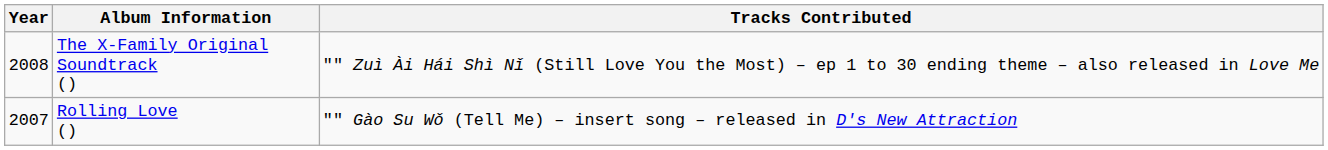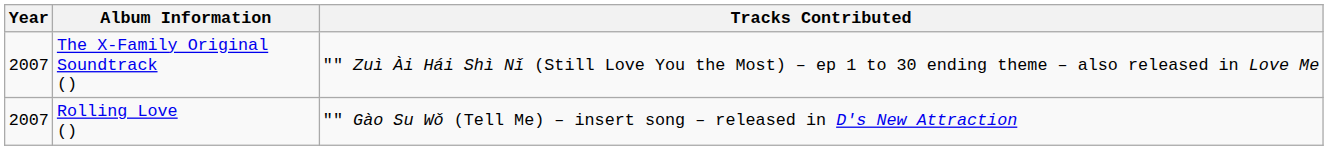(29, 65) 2008 -> (29, 65) 2007
